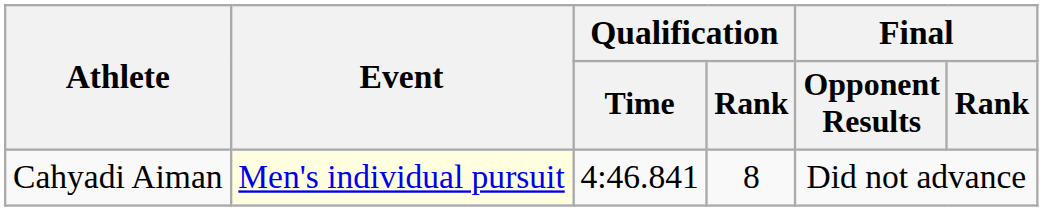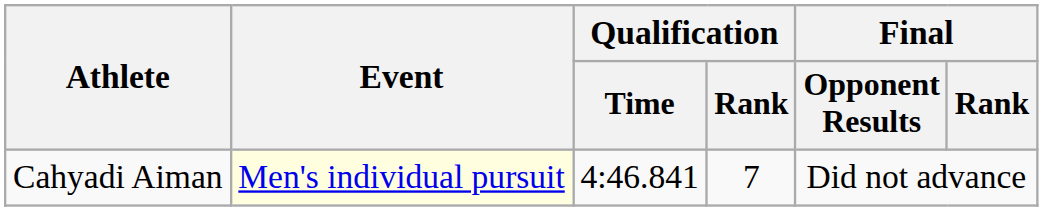(751, 177) 8 -> (751, 177) 7
